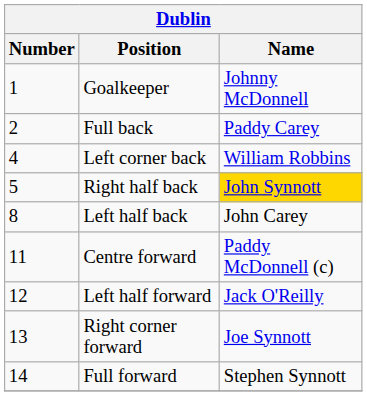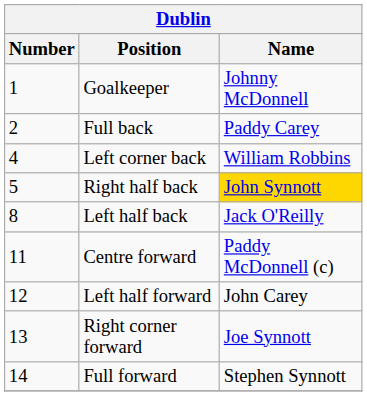(266, 216) John Carey -> (274, 216) Jack O'Reilly
(274, 296) Jack O'Reilly -> (266, 296) John Carey
